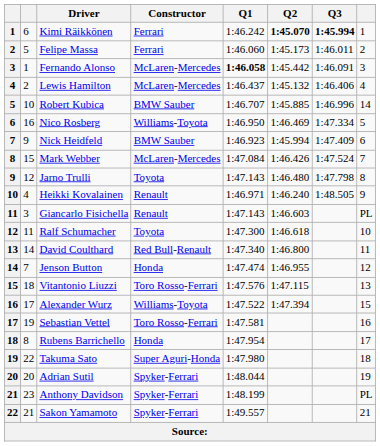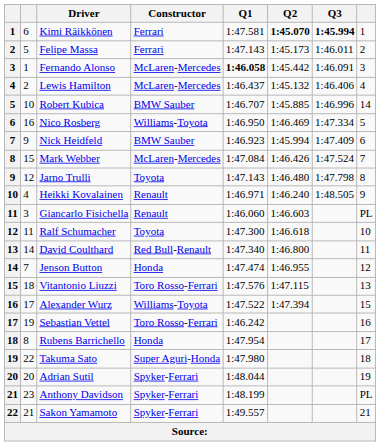(245, 31) 1:46.242 -> (245, 31) 1:47.581
(245, 49) 1:46.060 -> (245, 49) 1:47.143
(245, 213) 1:47.143 -> (245, 213) 1:46.060
(245, 322) 1:47.581 -> (245, 322) 1:46.242
